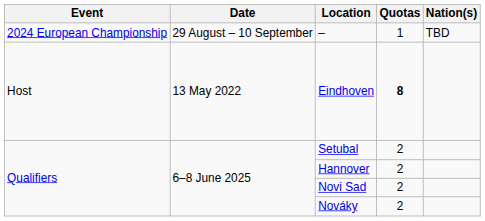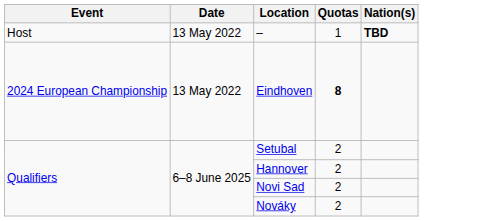(87, 32) 2024 European Championship -> (19, 32) Host
(243, 32) 29 August – 10 September -> (207, 32) 13 May 2022
(438, 32) normal -> (376, 32) bold
(19, 91) Host -> (87, 91) 2024 European Championship
